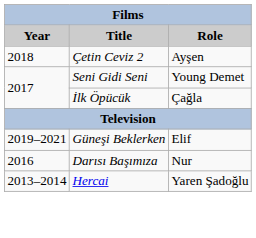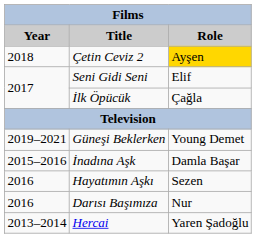(188, 56) no background -> (188, 56) gold background
(208, 77) Young Demet -> (181, 77) Elif
(181, 139) Elif -> (208, 139) Young Demet
+ row: (104, 160)
+ row: (113, 181)
